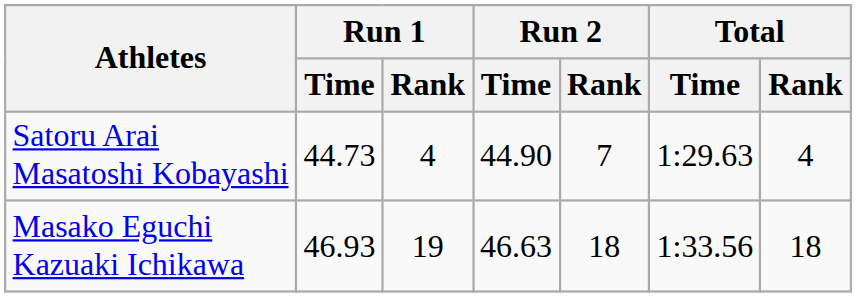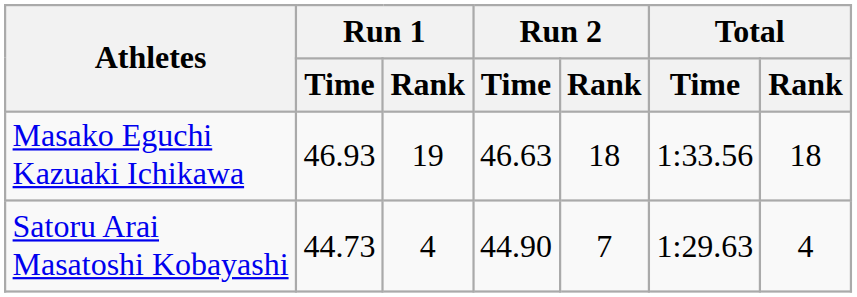rows swapped: (151, 155) <-> (128, 246)
